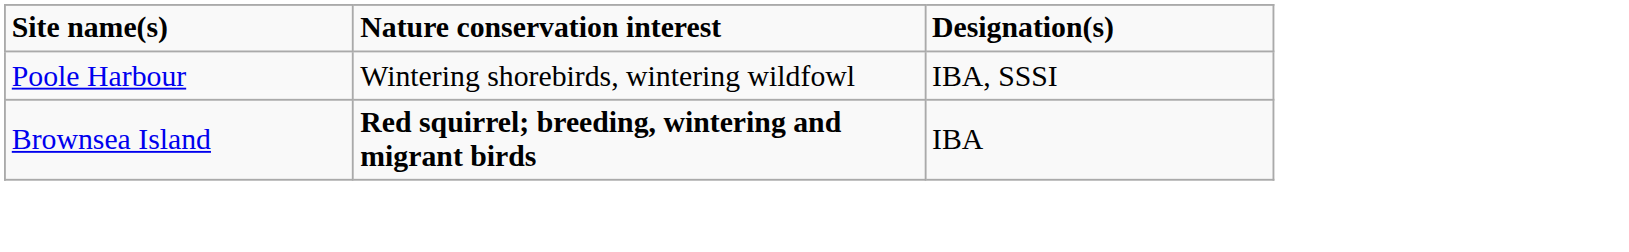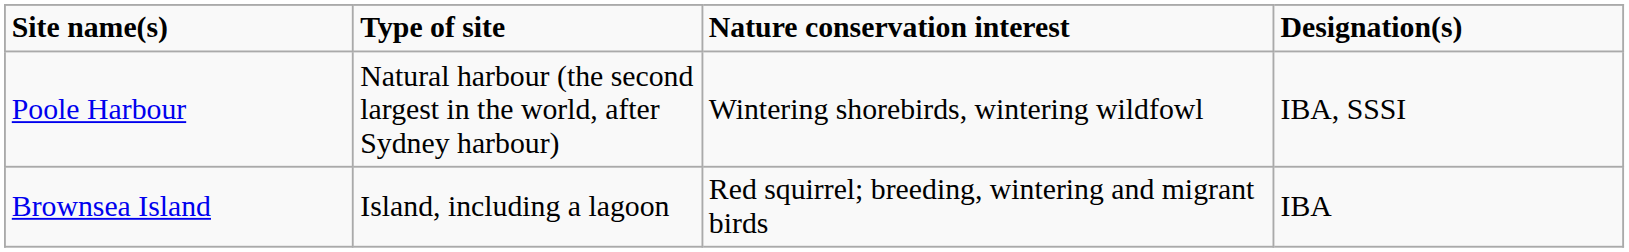+ column: (433, 28)
(601, 139) bold -> (982, 206) normal
